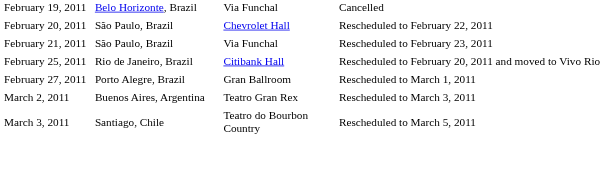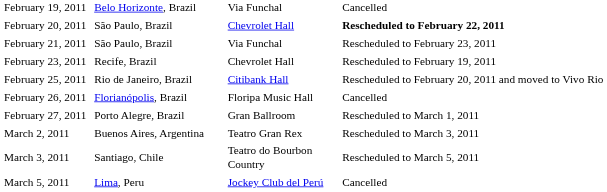(416, 25) normal -> (423, 25) bold
+ row: (45, 61)
+ row: (45, 97)
+ row: (37, 182)
